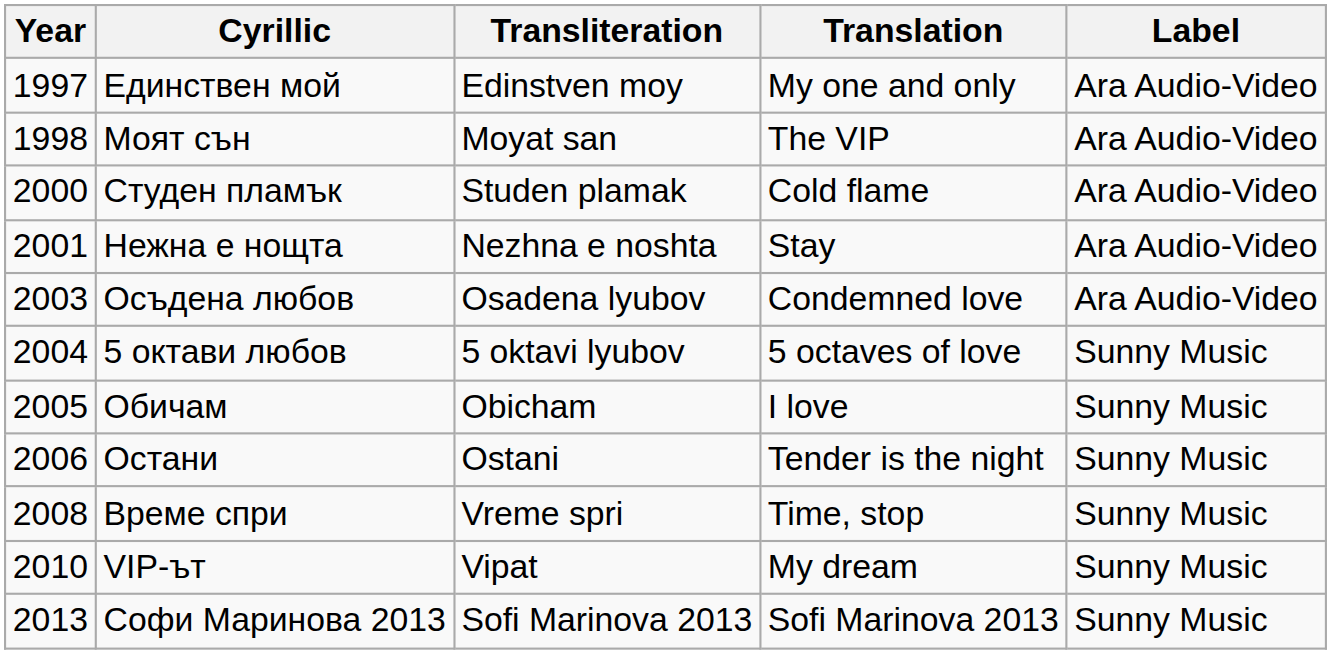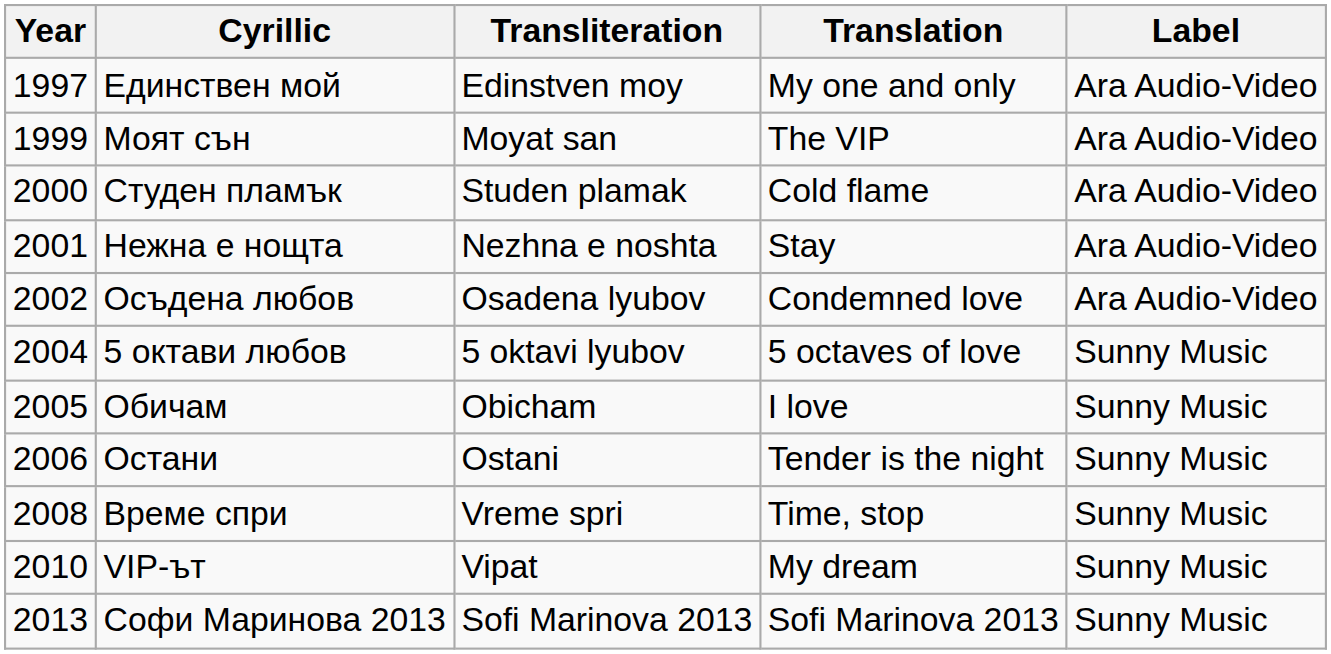(50, 138) 1998 -> (50, 138) 1999
(50, 298) 2003 -> (50, 298) 2002
